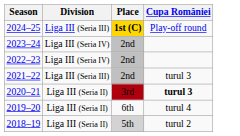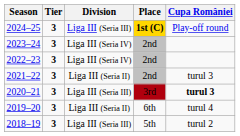+ column: (54, 12)
(77, 76) Liga III (Seria III) -> (99, 76) Liga III (Seria II)
(77, 92) Liga III (Seria II) -> (99, 92) Liga III (Seria III)
(77, 124) Liga III (Seria II) -> (99, 124) Liga III (Seria III)
(128, 124) lightgrey background -> (150, 124) no background
